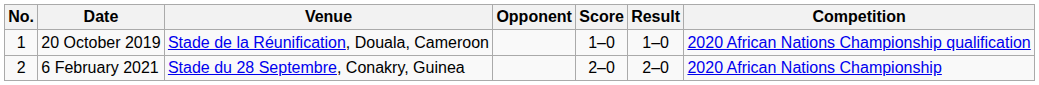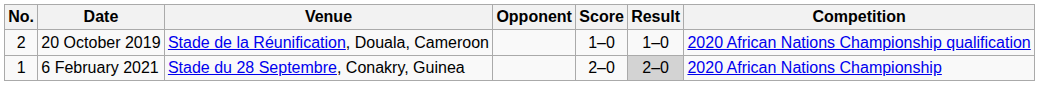(21, 42) 1 -> (21, 42) 2
(21, 67) 2 -> (21, 67) 1
(656, 67) no background -> (656, 67) lightgrey background
